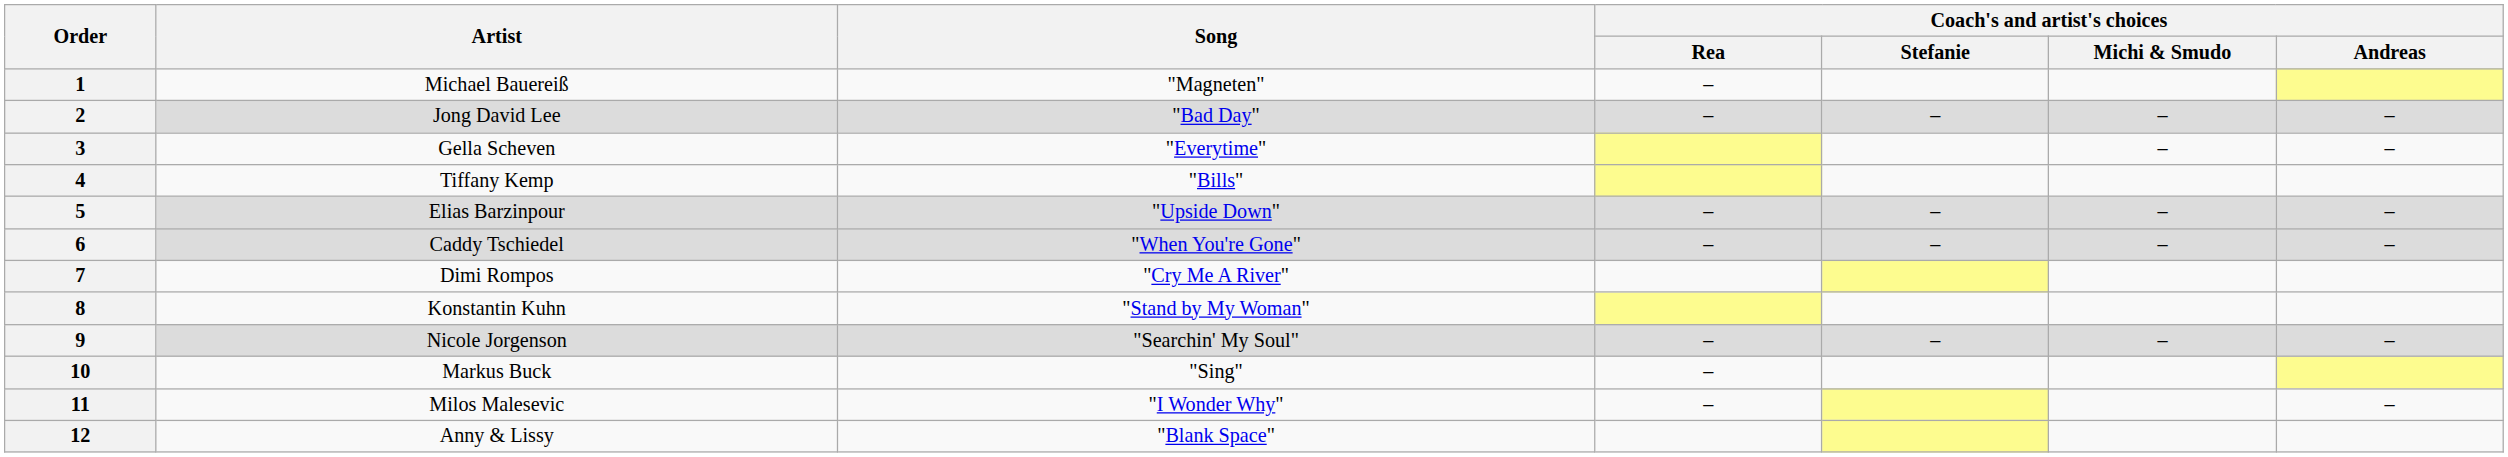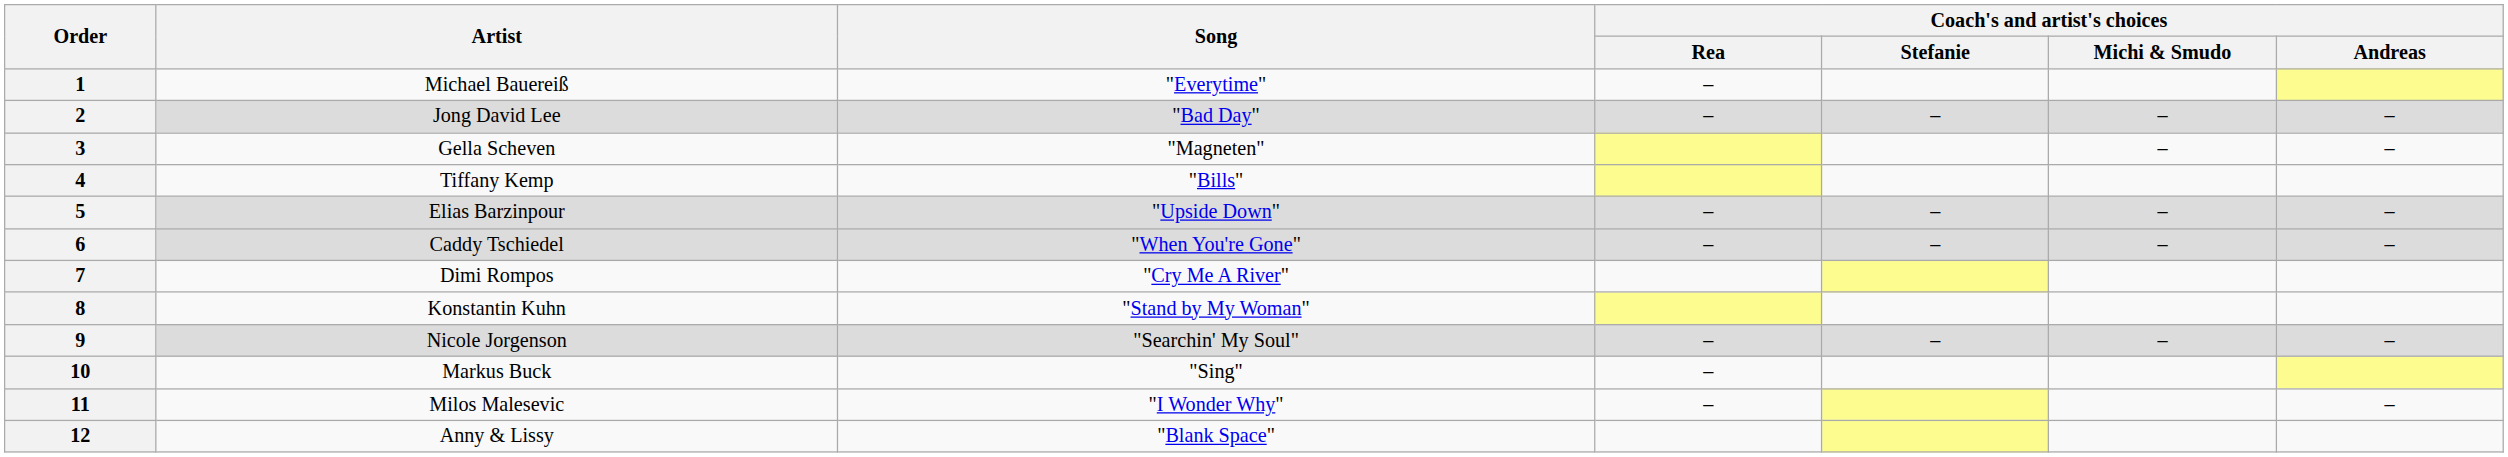(1216, 84) "Magneten" -> (1216, 84) "Everytime"
(1216, 148) "Everytime" -> (1216, 148) "Magneten"
